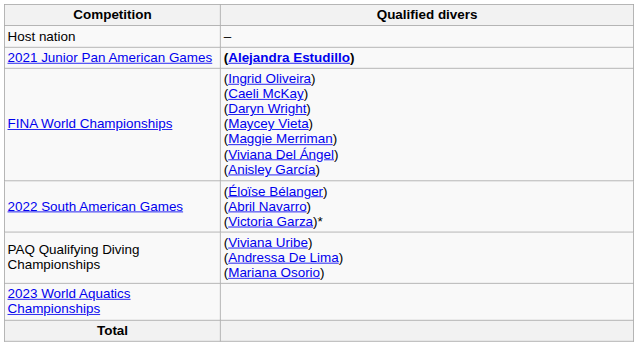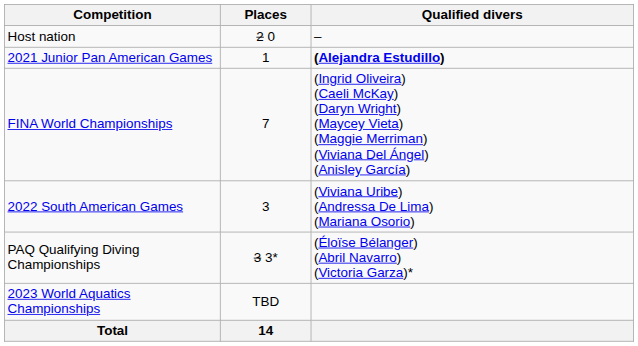+ column: (266, 15)
(276, 206) (Éloïse Bélanger) (Abril Navarro) (Victoria Garza)* -> (374, 206) (Viviana Uribe) (Andressa De Lima) (Mariana Osorio)
(283, 257) (Viviana Uribe) (Andressa De Lima) (Mariana Osorio) -> (366, 257) (Éloïse Bélanger) (Abril Navarro) (Victoria Garza)*
